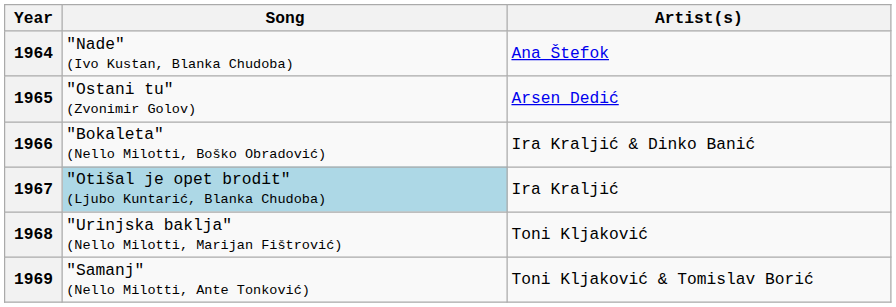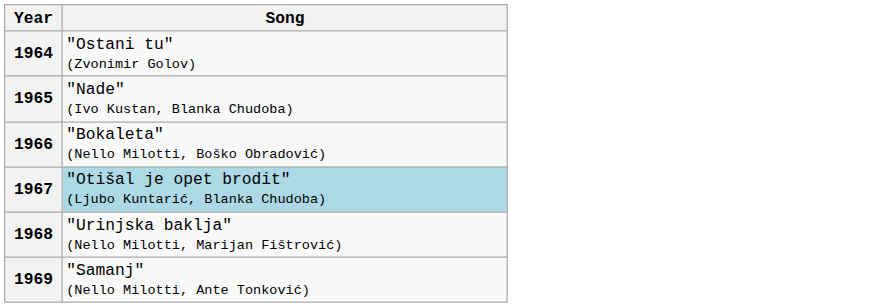- column: (699, 18)
(180, 53) "Nade" (Ivo Kustan, Blanka Chudoba) -> (131, 53) "Ostani tu" (Zvonimir Golov)
(131, 98) "Ostani tu" (Zvonimir Golov) -> (180, 98) "Nade" (Ivo Kustan, Blanka Chudoba)
